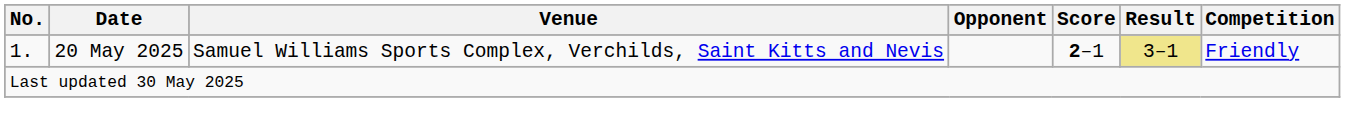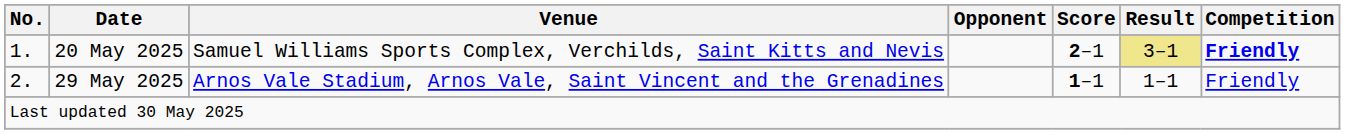(1252, 51) normal -> (1252, 51) bold
+ row: (119, 82)
